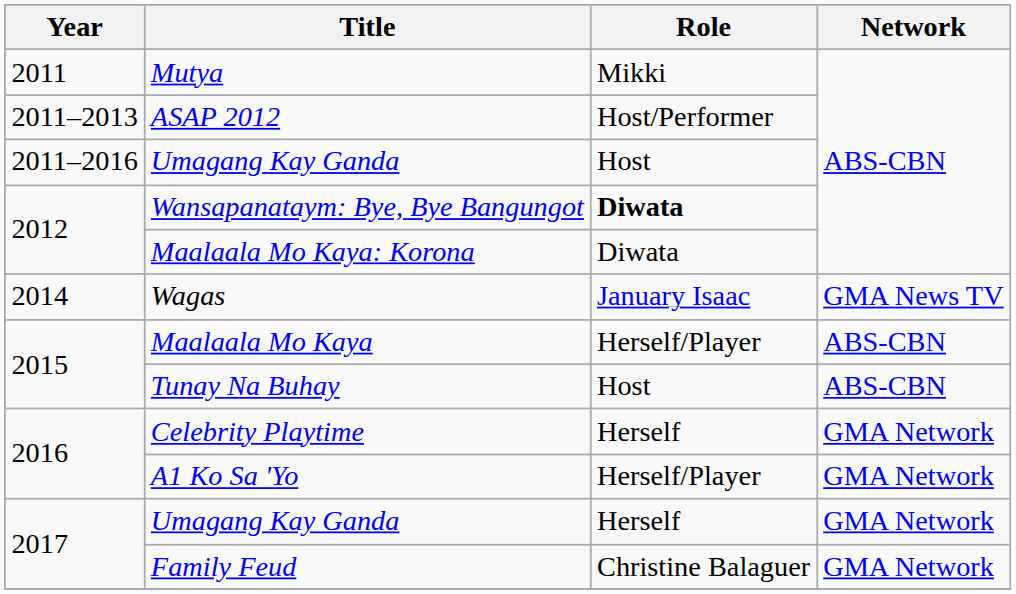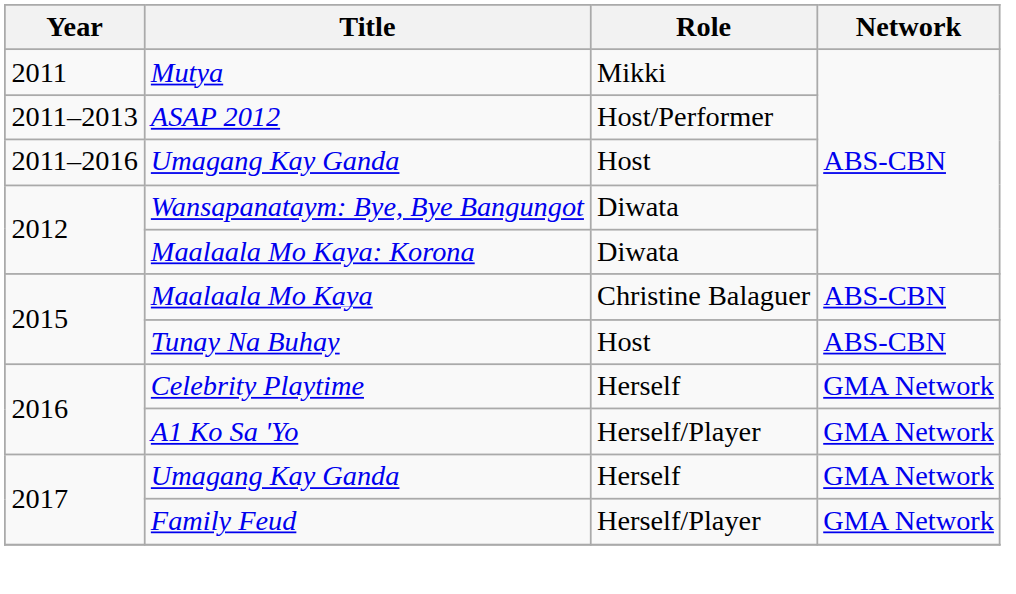(640, 206) bold -> (638, 206) normal
- row: (40, 296)
(679, 341) Herself/Player -> (704, 296) Christine Balaguer
(704, 565) Christine Balaguer -> (679, 521) Herself/Player
